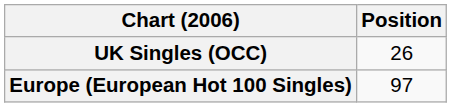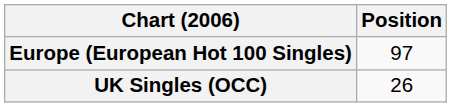rows swapped: (181, 85) <-> (181, 53)
